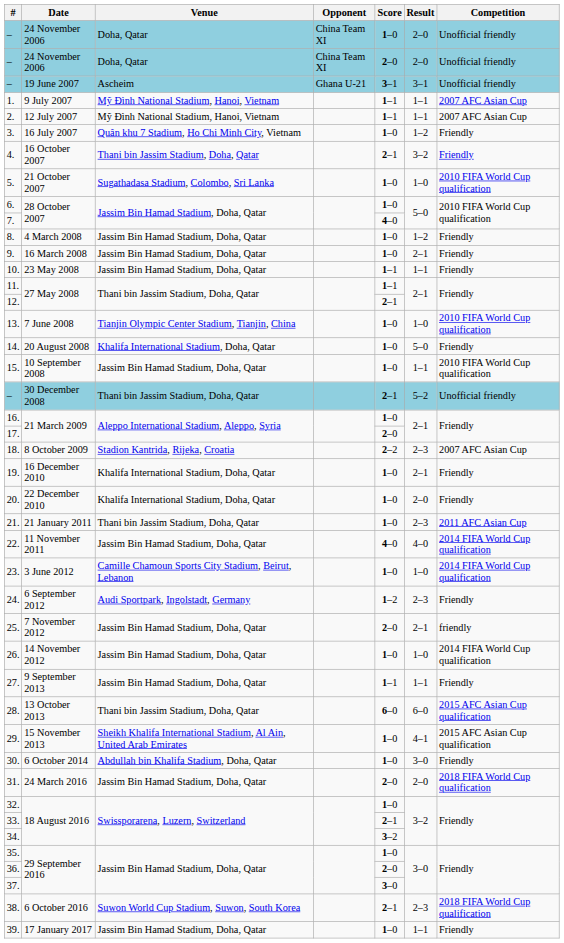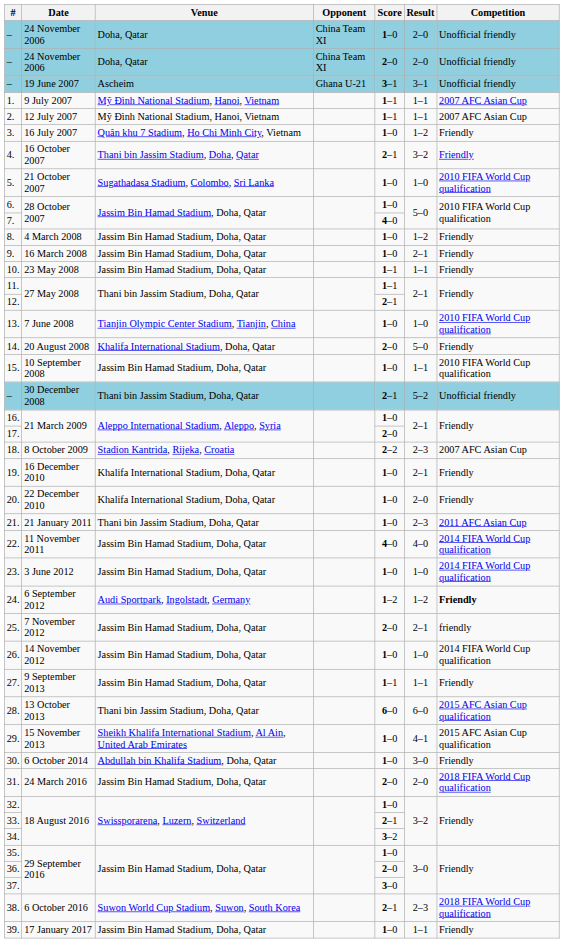(390, 346) 1–0 -> (390, 346) 2–0
(194, 572) Camille Chamoun Sports City Stadium, Beirut, Lebanon -> (182, 572) Jassim Bin Hamad Stadium, Doha, Qatar
(420, 599) 2–3 -> (420, 599) 1–2
(456, 599) normal -> (458, 599) bold
